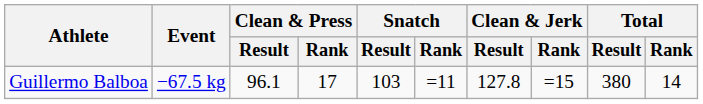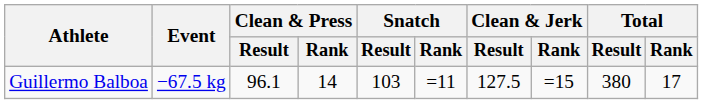(327, 82) 17 -> (327, 82) 14
(499, 82) 127.8 -> (499, 82) 127.5
(671, 82) 14 -> (671, 82) 17
